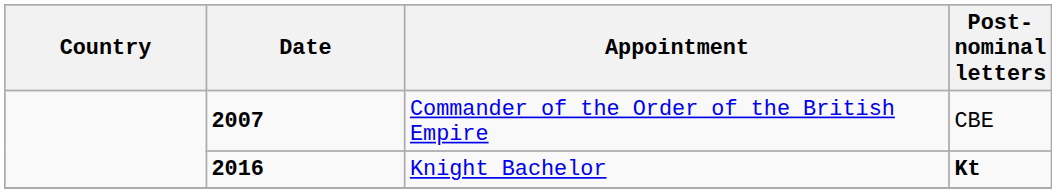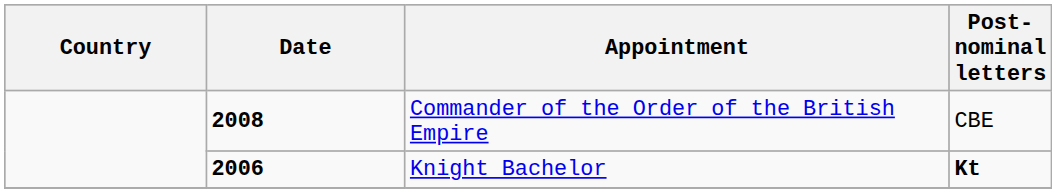(238, 121) 2007 -> (238, 121) 2008
(238, 169) 2016 -> (238, 169) 2006
